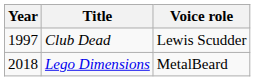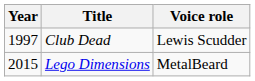(23, 64) 2018 -> (23, 64) 2015
